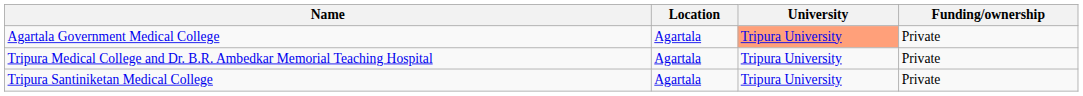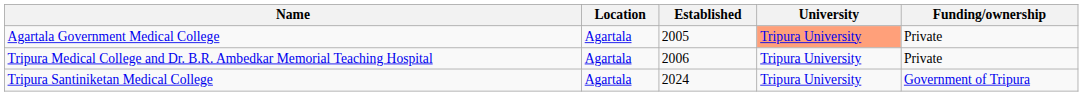+ column: (708, 15)
(921, 79) Private -> (967, 79) Government of Tripura
